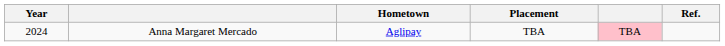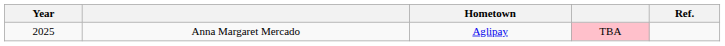- column: (534, 13)
(36, 31) 2024 -> (43, 31) 2025
